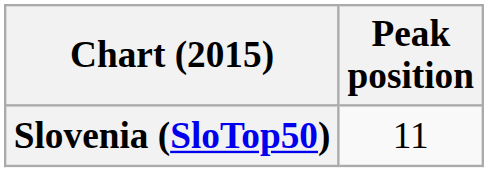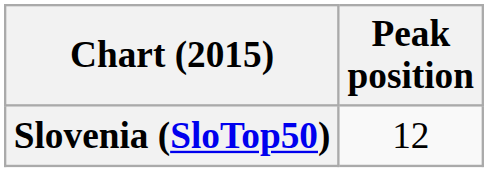(411, 135) 11 -> (411, 135) 12
